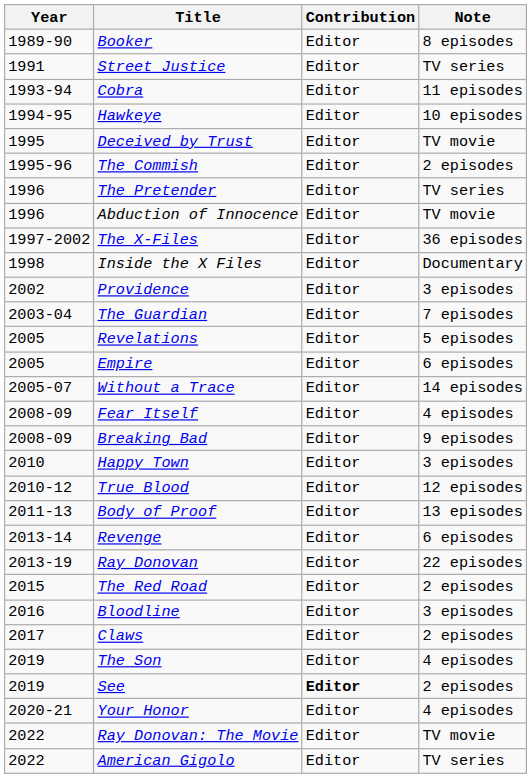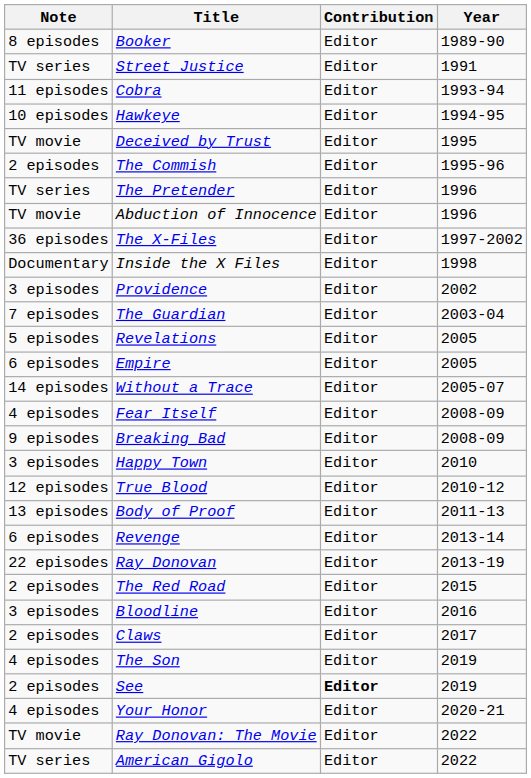columns swapped: (49, 17) <-> (473, 17)
